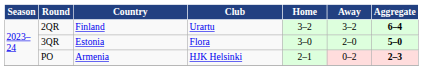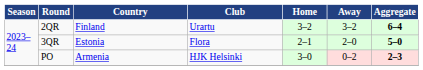(305, 42) 3–0 -> (305, 42) 2–1
(305, 57) 2–1 -> (305, 57) 3–0
